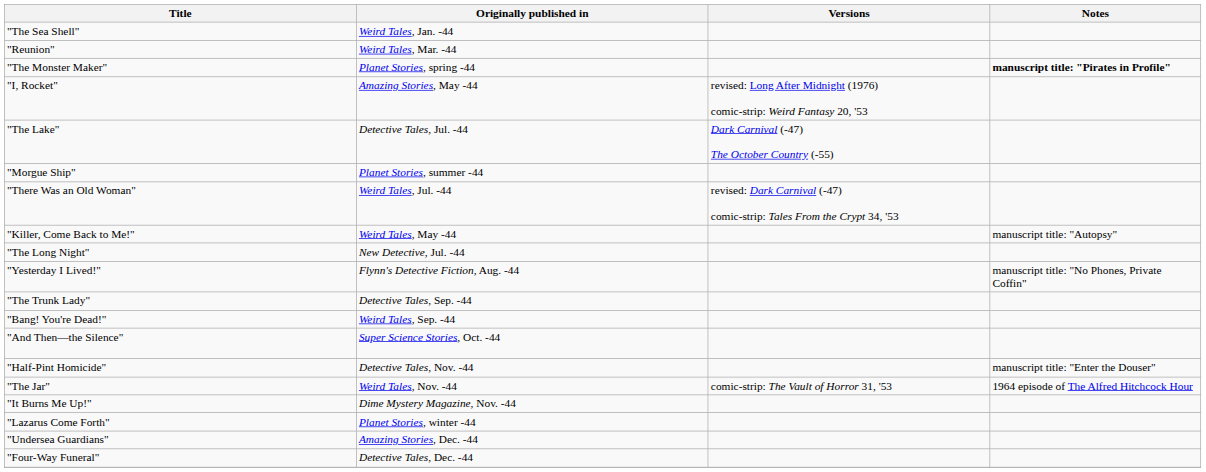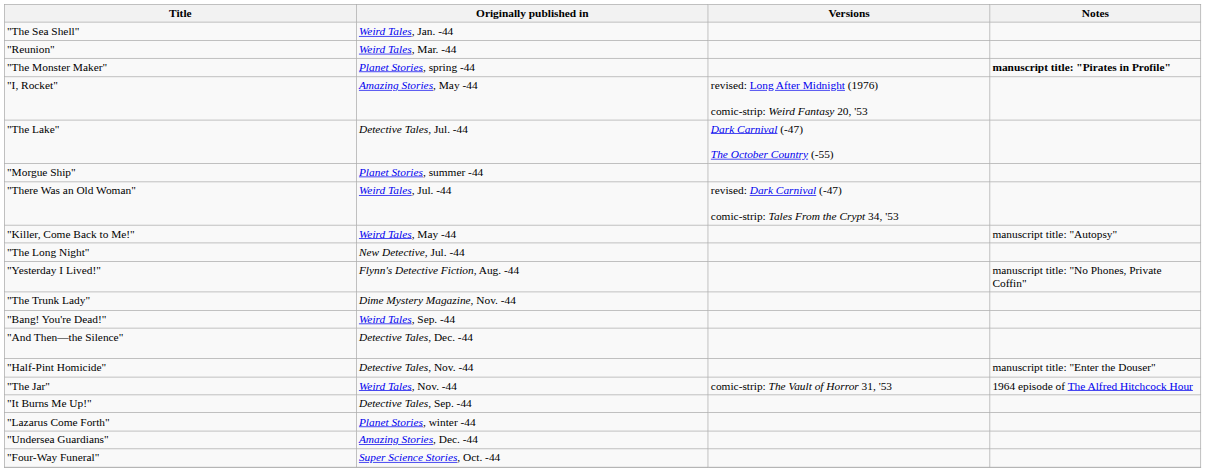(415, 301) Detective Tales, Sep. -44 -> (437, 301) Dime Mystery Magazine, Nov. -44
(430, 337) Super Science Stories, Oct. -44 -> (416, 337) Detective Tales, Dec. -44
(437, 404) Dime Mystery Magazine, Nov. -44 -> (415, 404) Detective Tales, Sep. -44
(416, 458) Detective Tales, Dec. -44 -> (430, 458) Super Science Stories, Oct. -44
